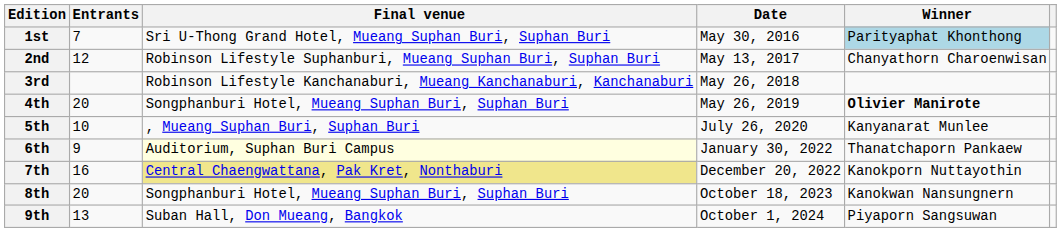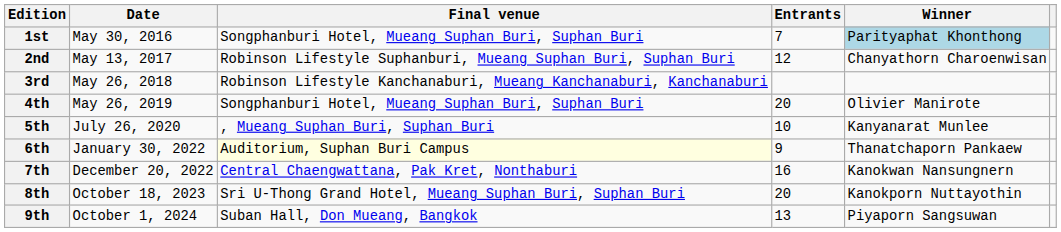columns swapped: (770, 16) <-> (106, 16)
(378, 38) Sri U-Thong Grand Hotel, Mueang Suphan Buri, Suphan Buri -> (432, 38) Songphanburi Hotel, Mueang Suphan Buri, Suphan Buri
(914, 105) bold -> (914, 105) normal
(324, 172) khaki background -> (399, 172) no background
(935, 172) Kanokporn Nuttayothin -> (931, 172) Kanokwan Nansungnern
(357, 195) Songphanburi Hotel, Mueang Suphan Buri, Suphan Buri -> (453, 195) Sri U-Thong Grand Hotel, Mueang Suphan Buri, Suphan Buri
(931, 195) Kanokwan Nansungnern -> (935, 195) Kanokporn Nuttayothin
